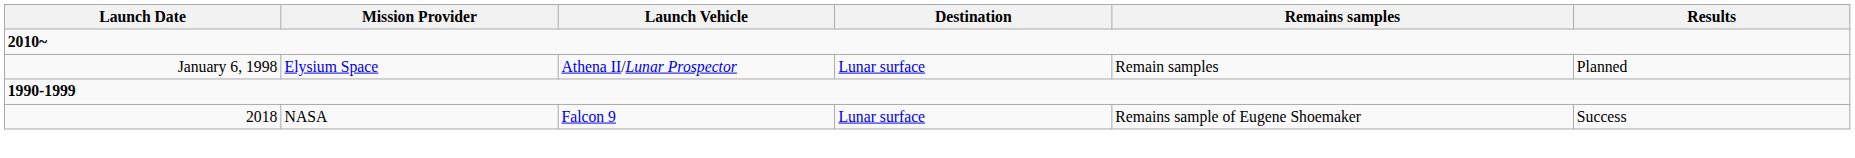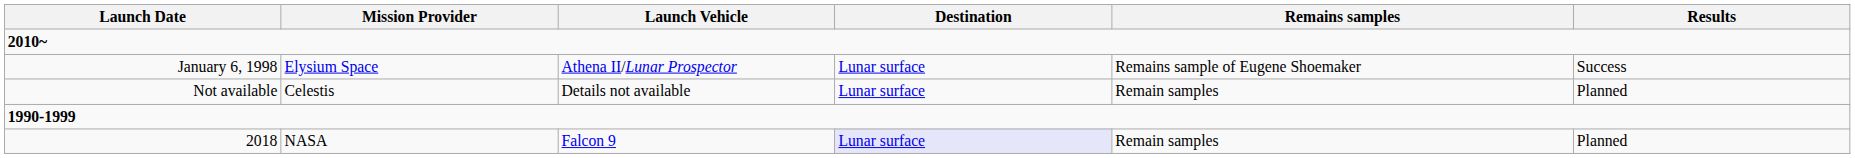(1167, 66) Remain samples -> (1238, 66) Remains sample of Eugene Shoemaker
(1602, 66) Planned -> (1602, 66) Success
+ row: (309, 91)
(882, 116) no background -> (882, 141) lavender background
(1238, 116) Remains sample of Eugene Shoemaker -> (1167, 141) Remain samples
(1602, 116) Success -> (1602, 141) Planned
